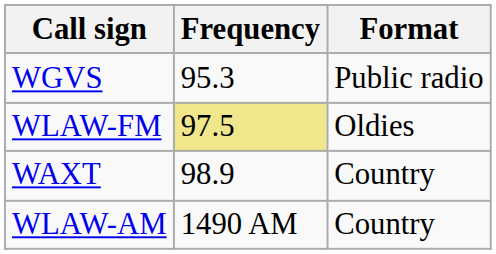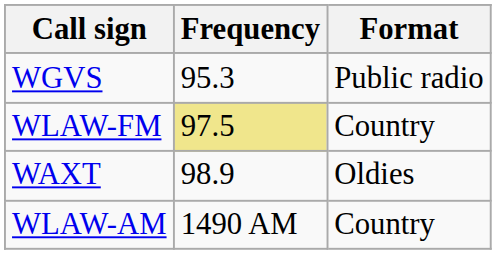(374, 126) Oldies -> (385, 126) Country
(385, 175) Country -> (374, 175) Oldies
